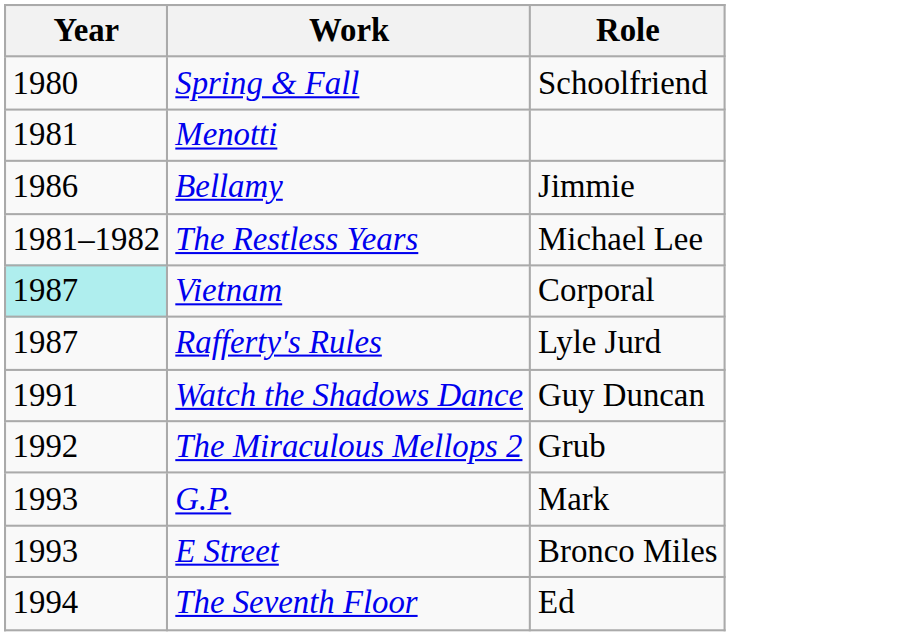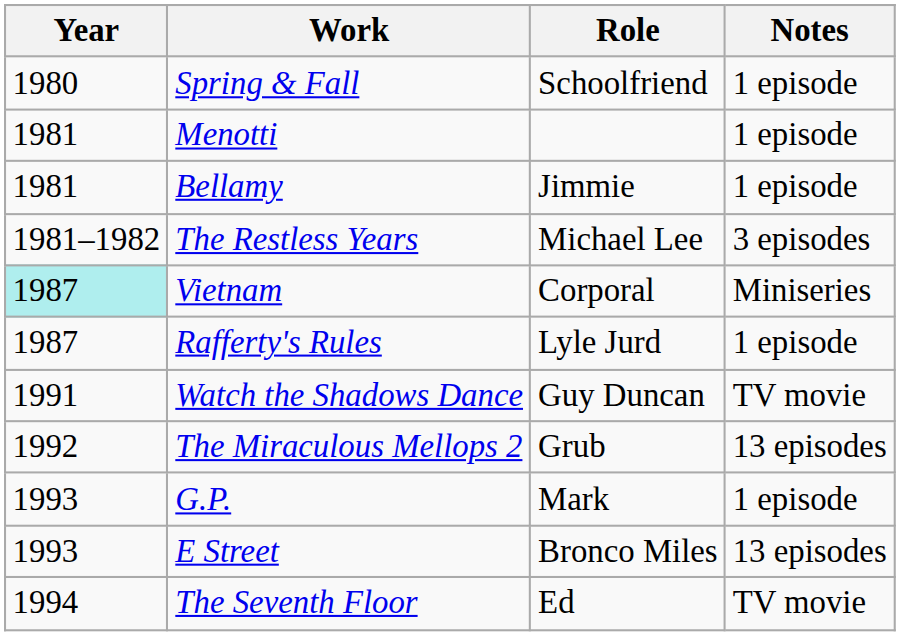+ column: (810, 30)
(45, 186) 1986 -> (45, 186) 1981
